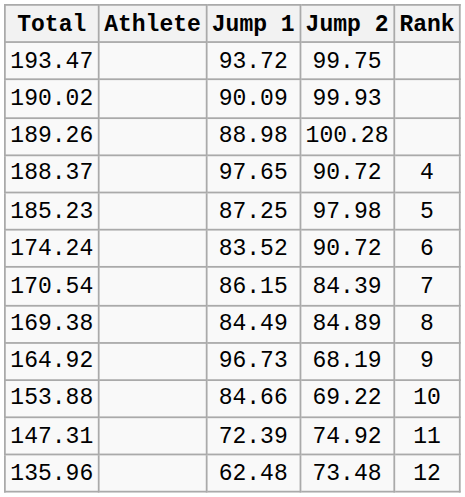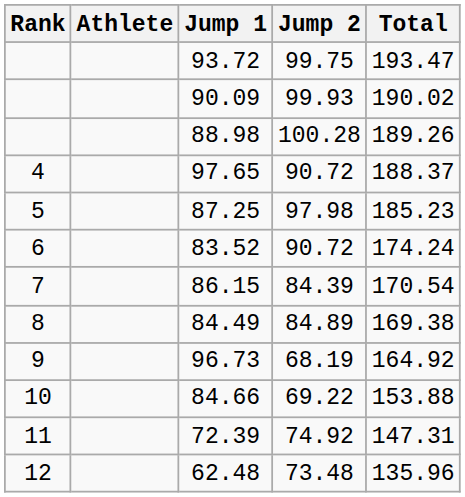columns swapped: (427, 24) <-> (52, 24)
